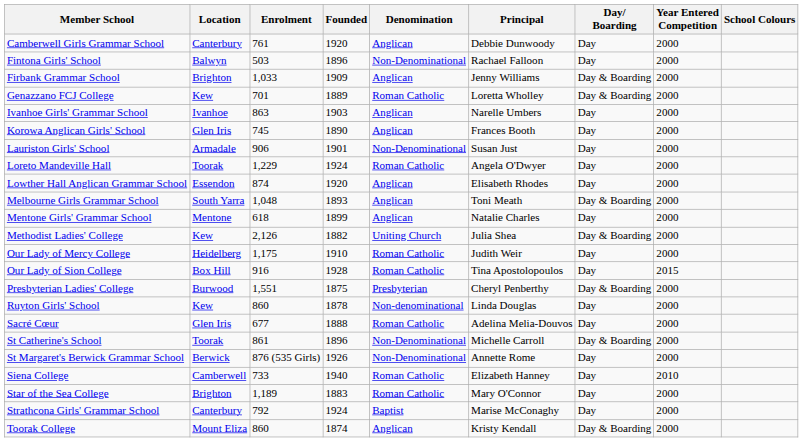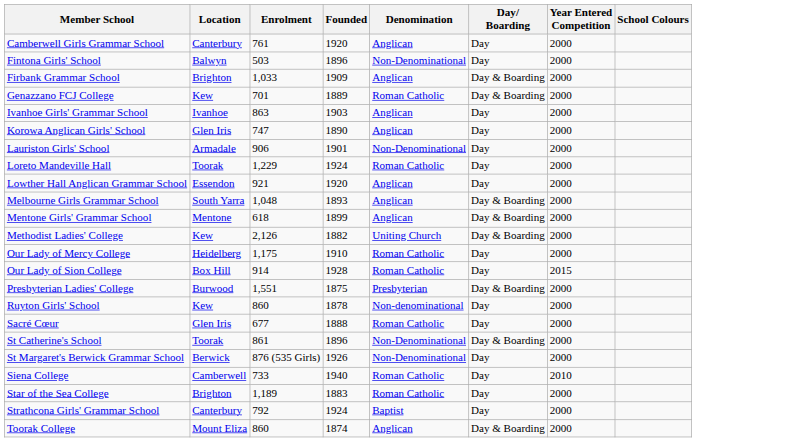- column: (522, 19)
(261, 130) 745 -> (261, 130) 747
(261, 183) 874 -> (261, 183) 921
(587, 218) Day -> (508, 218) Day & Boarding
(261, 270) 916 -> (261, 270) 914
